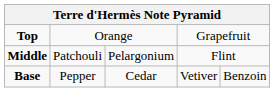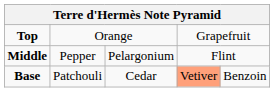(78, 55) Patchouli -> (78, 55) Pepper
(78, 76) Pepper -> (78, 76) Patchouli
(199, 76) no background -> (199, 76) lightsalmon background
